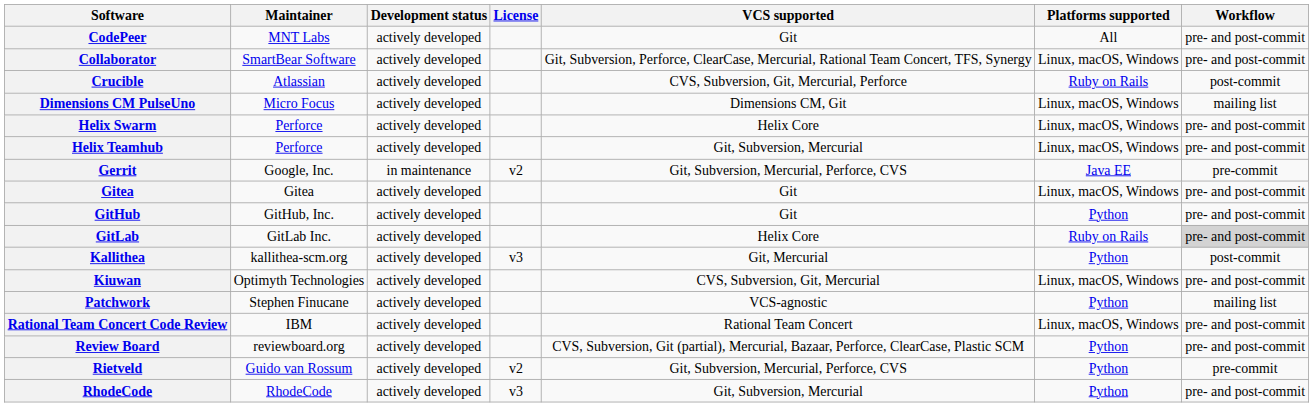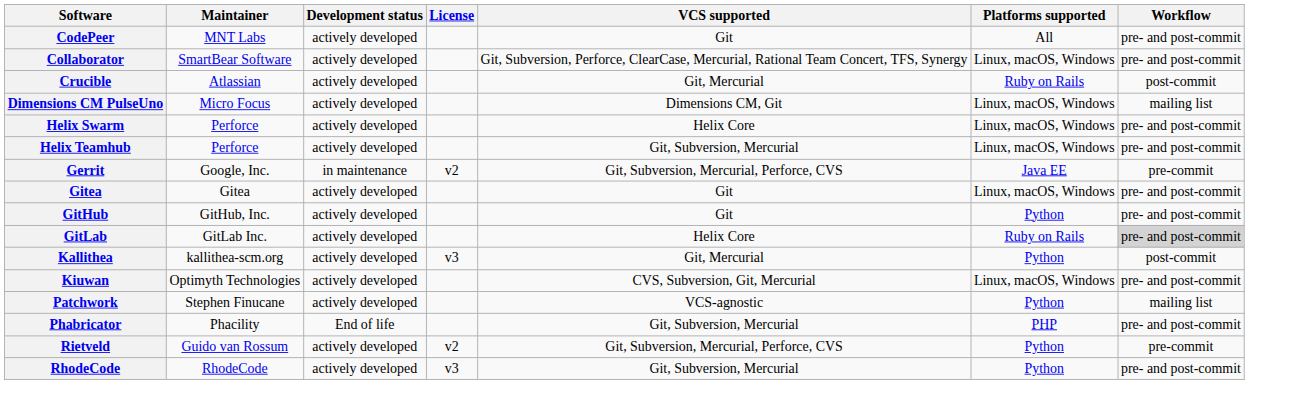(788, 81) CVS, Subversion, Git, Mercurial, Perforce -> (724, 81) Git, Mercurial
+ row: (85, 324)
- row: (117, 324)
- row: (117, 346)
